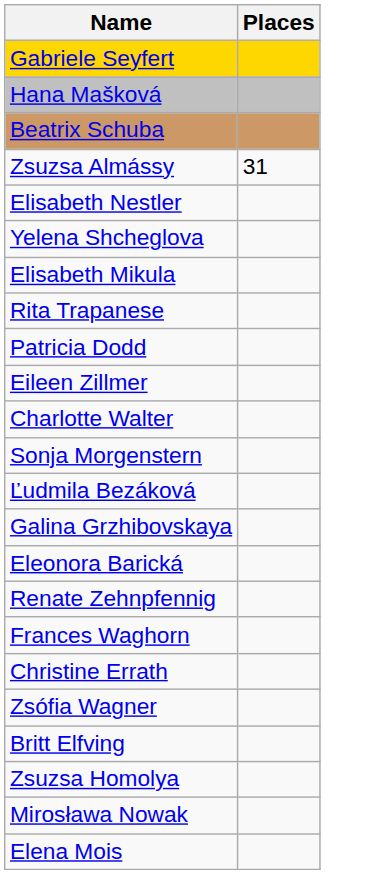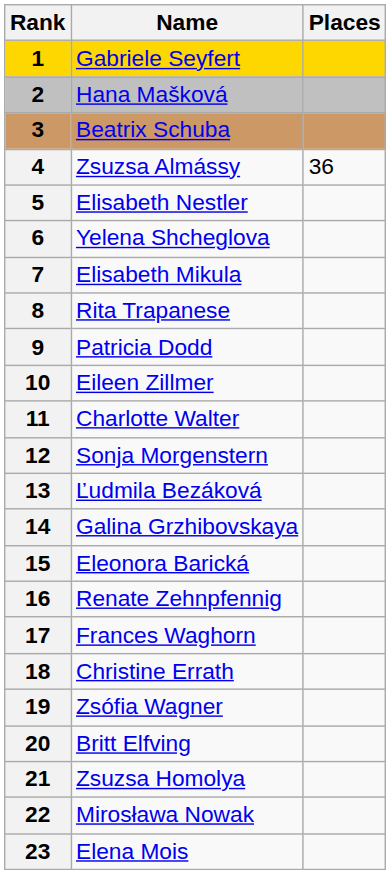+ column: (38, 22)
(255, 166) 31 -> (321, 166) 36
